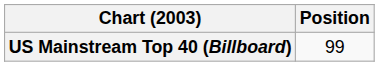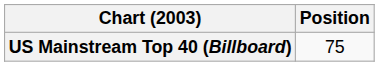(335, 46) 99 -> (335, 46) 75
